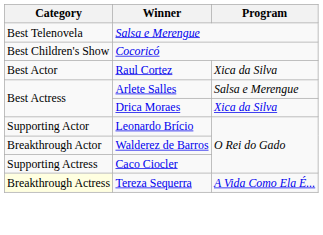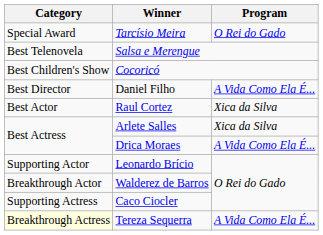+ row: (150, 32)
+ row: (145, 88)
(256, 88) Salsa e Merengue -> (246, 126) Xica da Silva
(246, 107) Xica da Silva -> (265, 145) A Vida Como Ela É...
